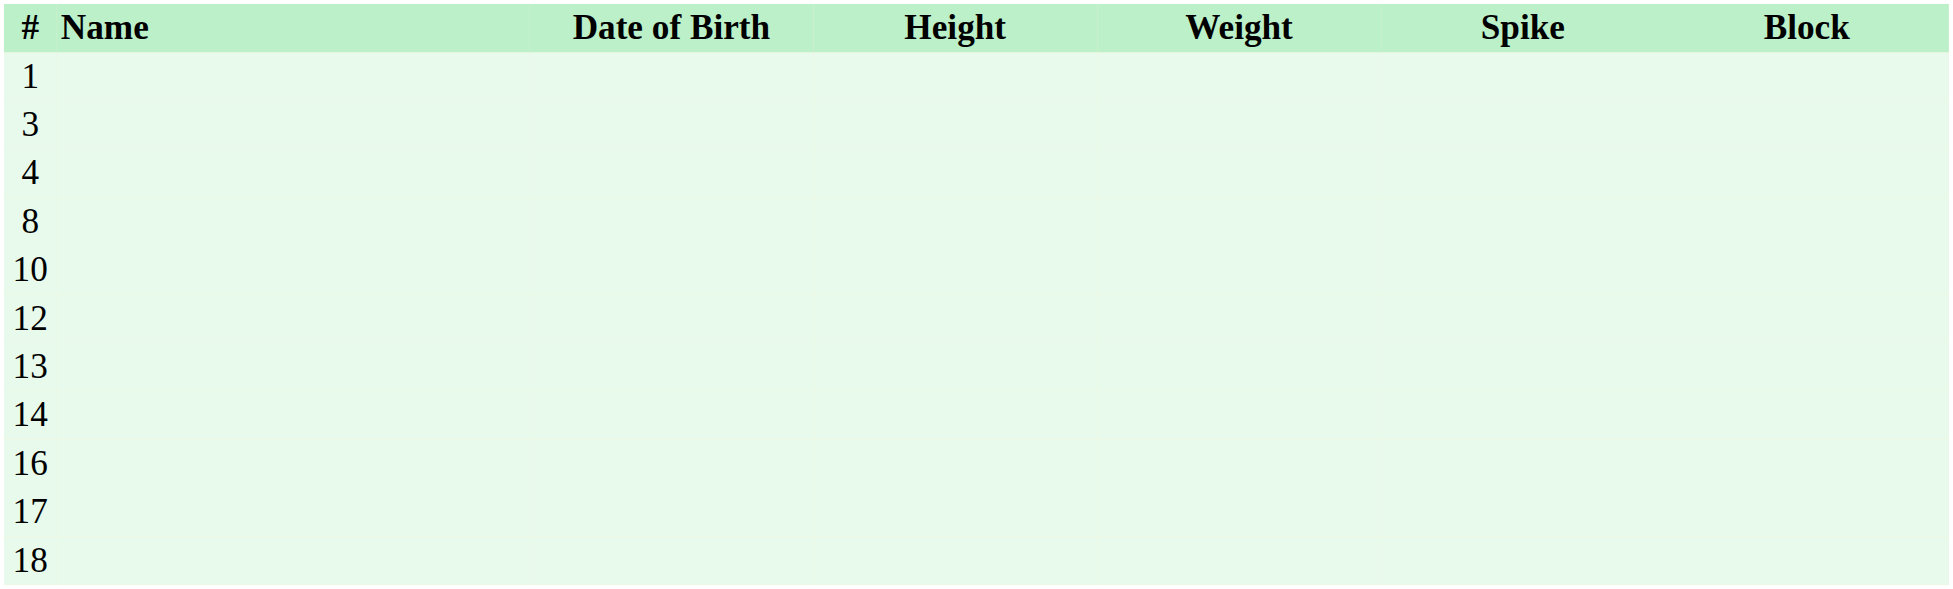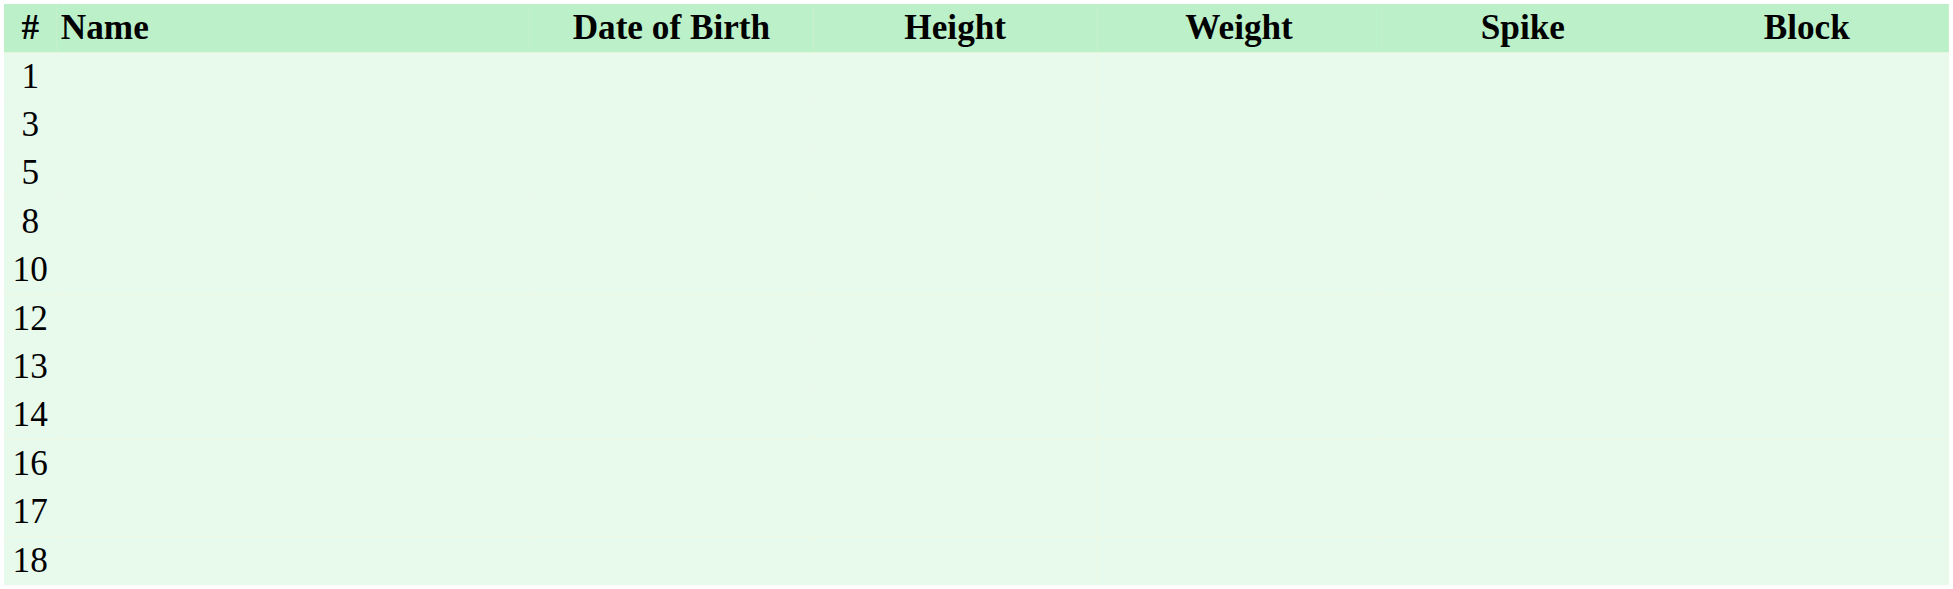- row: (30, 172)
+ row: (30, 172)
